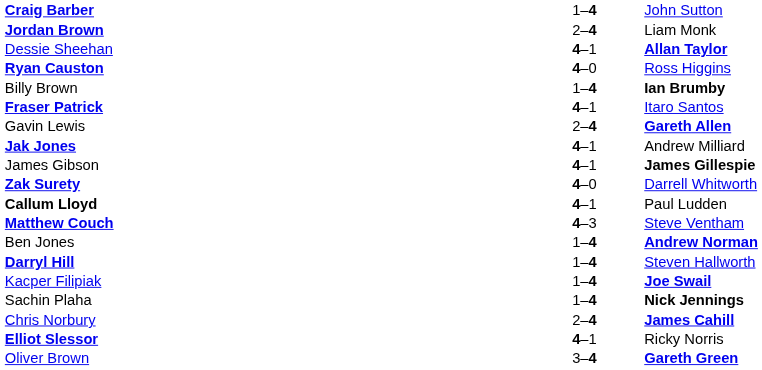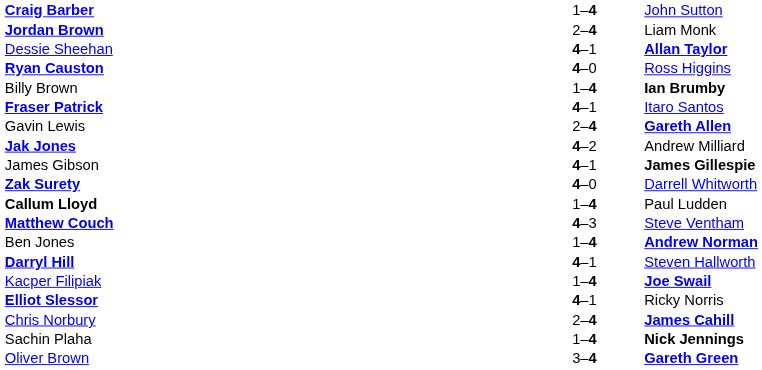(584, 146) 4–1 -> (584, 146) 4–2
(584, 204) 4–1 -> (584, 204) 1–4
(584, 262) 1–4 -> (584, 262) 4–1
rows swapped: (48, 300) <-> (51, 339)
